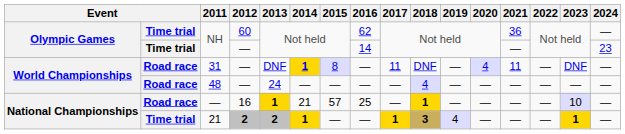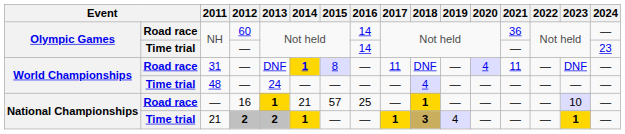(170, 31) Time trial -> (170, 31) Road race
(365, 31) 62 -> (365, 31) 14
(170, 84) Road race -> (170, 84) Time trial
